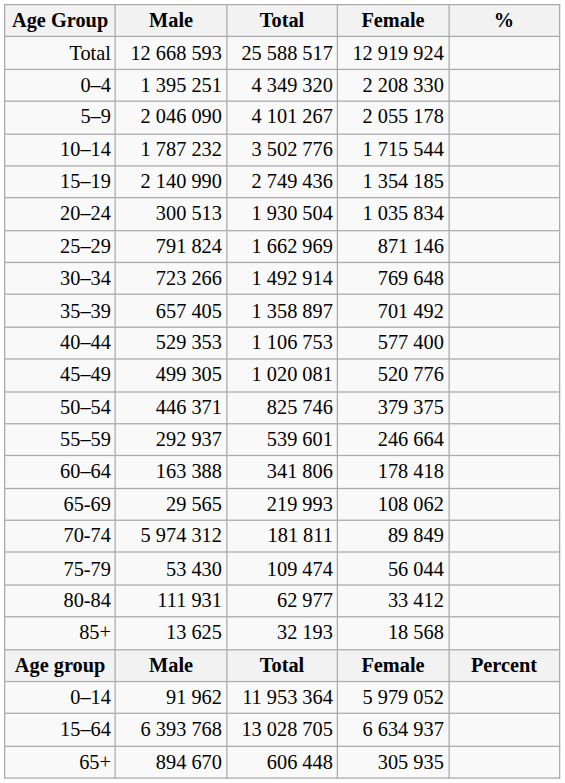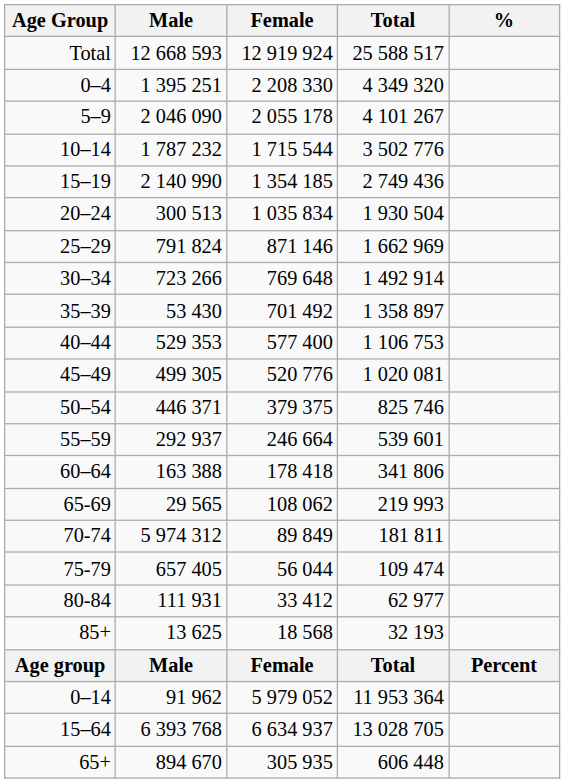columns swapped: (393, 20) <-> (282, 20)
(189, 310) 657 405 -> (194, 310) 53 430
(194, 568) 53 430 -> (189, 568) 657 405
